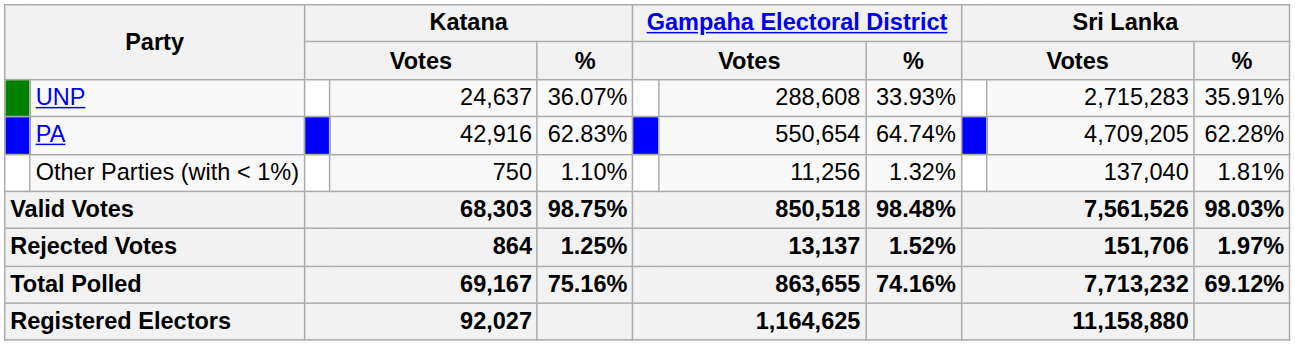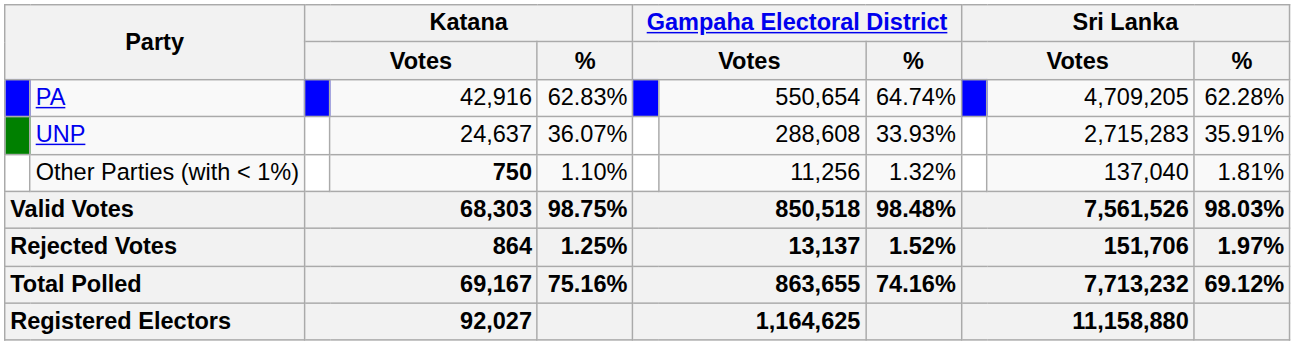rows swapped: (51, 135) <-> (61, 97)
(512, 172) normal -> (512, 172) bold
